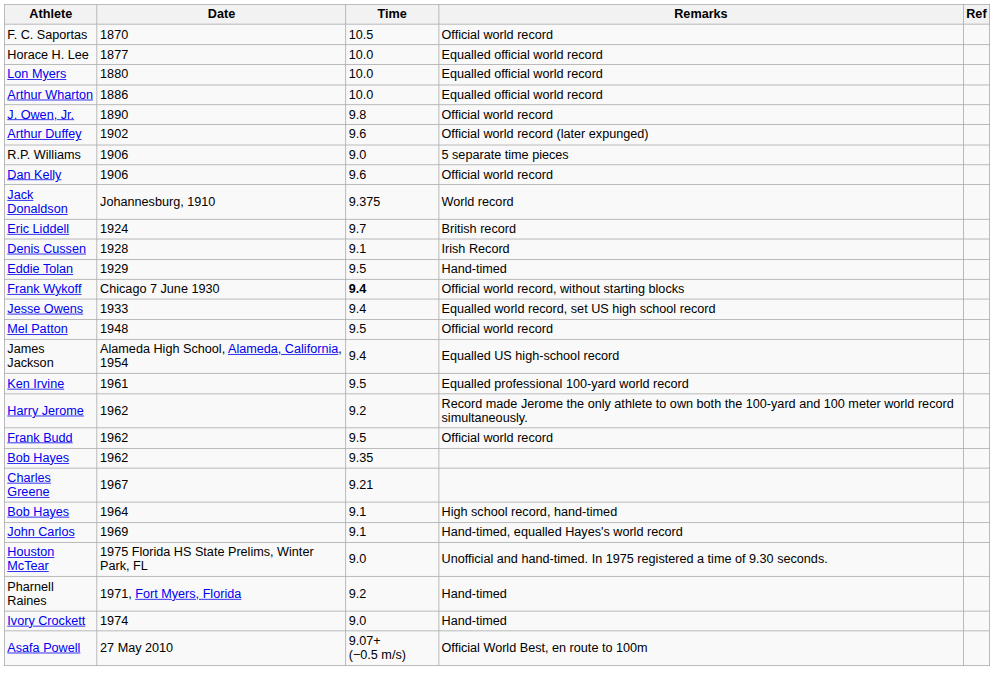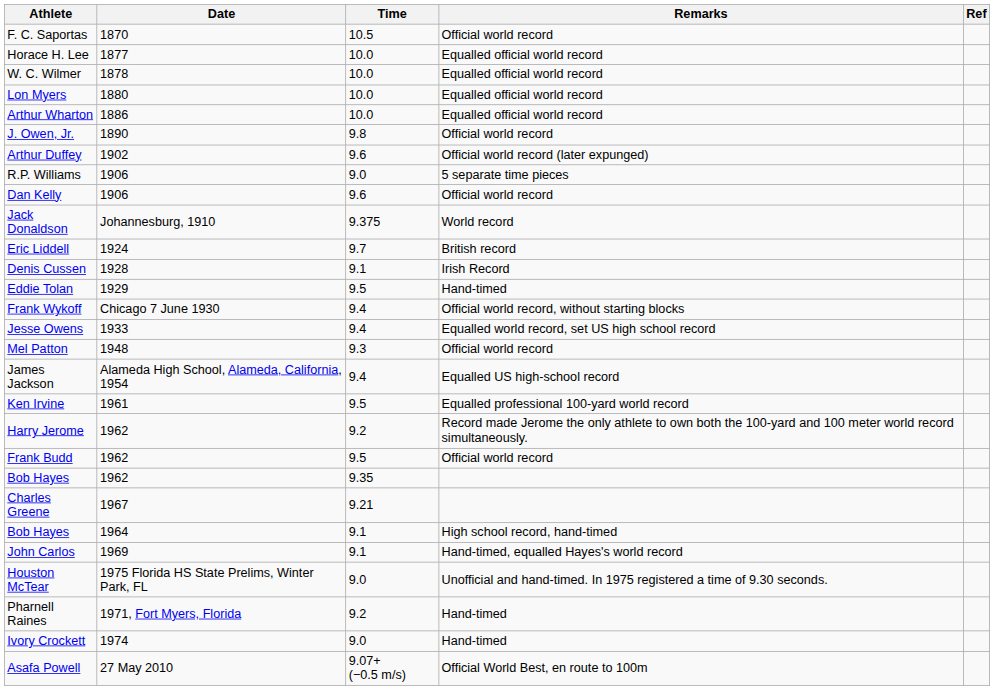+ row: (44, 74)
(357, 289) bold -> (357, 309) normal
(357, 329) 9.5 -> (357, 349) 9.3
